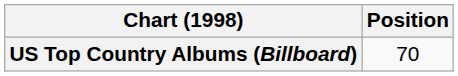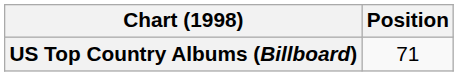(408, 53) 70 -> (408, 53) 71
